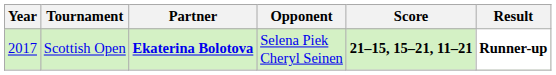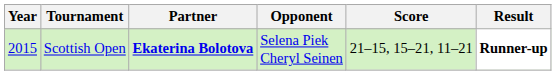(22, 49) 2017 -> (22, 49) 2015
(411, 49) bold -> (411, 49) normal
